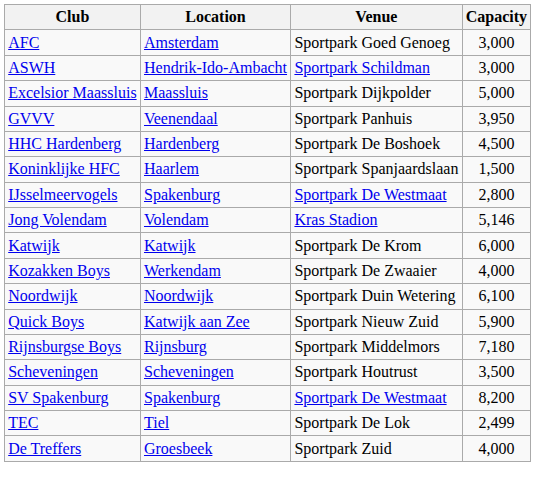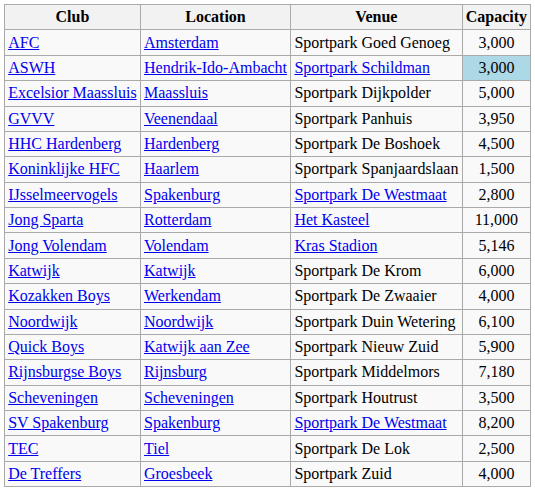(496, 67) no background -> (496, 67) lightblue background
+ row: (46, 220)
(496, 423) 2,499 -> (496, 448) 2,500
